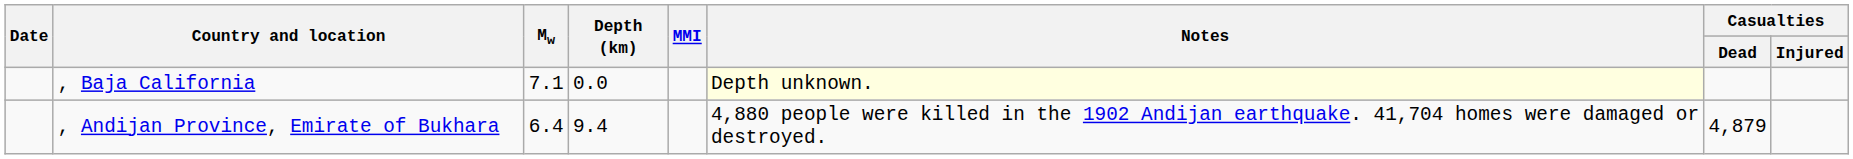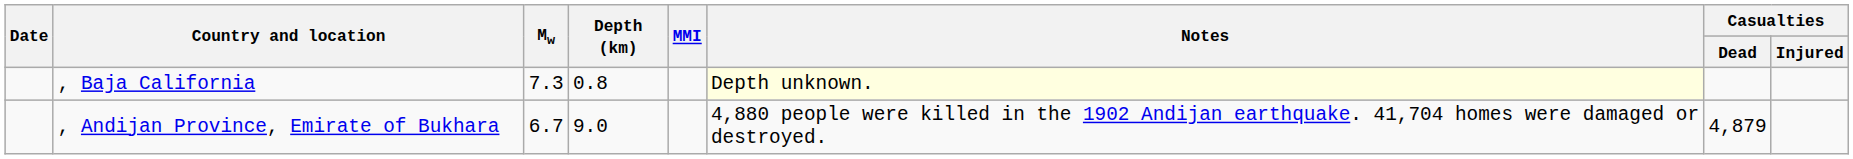(546, 84) 7.1 -> (546, 84) 7.3
(590, 84) 0.0 -> (590, 84) 0.8
(546, 126) 6.4 -> (546, 126) 6.7
(590, 126) 9.4 -> (590, 126) 9.0
